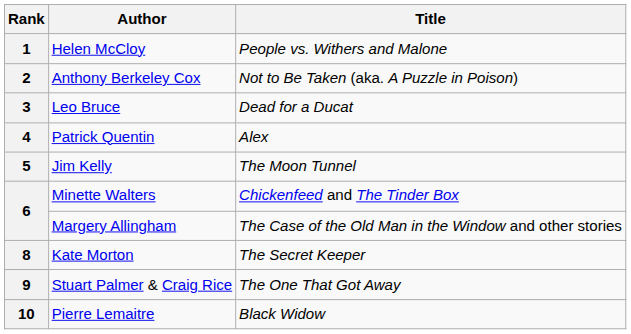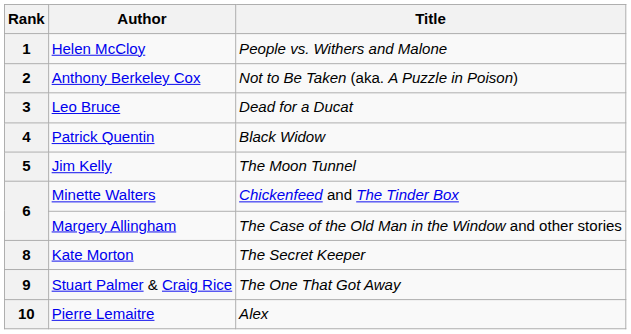(254, 137) Alex -> (282, 137) Black Widow
(282, 314) Black Widow -> (254, 314) Alex
